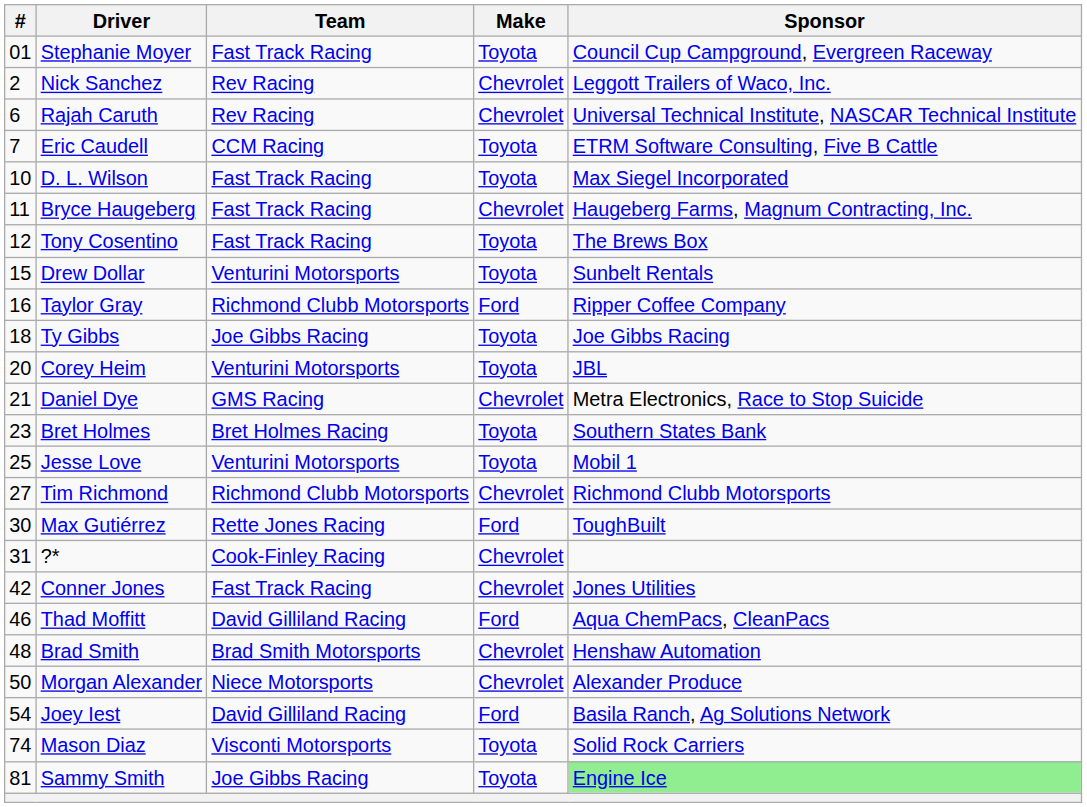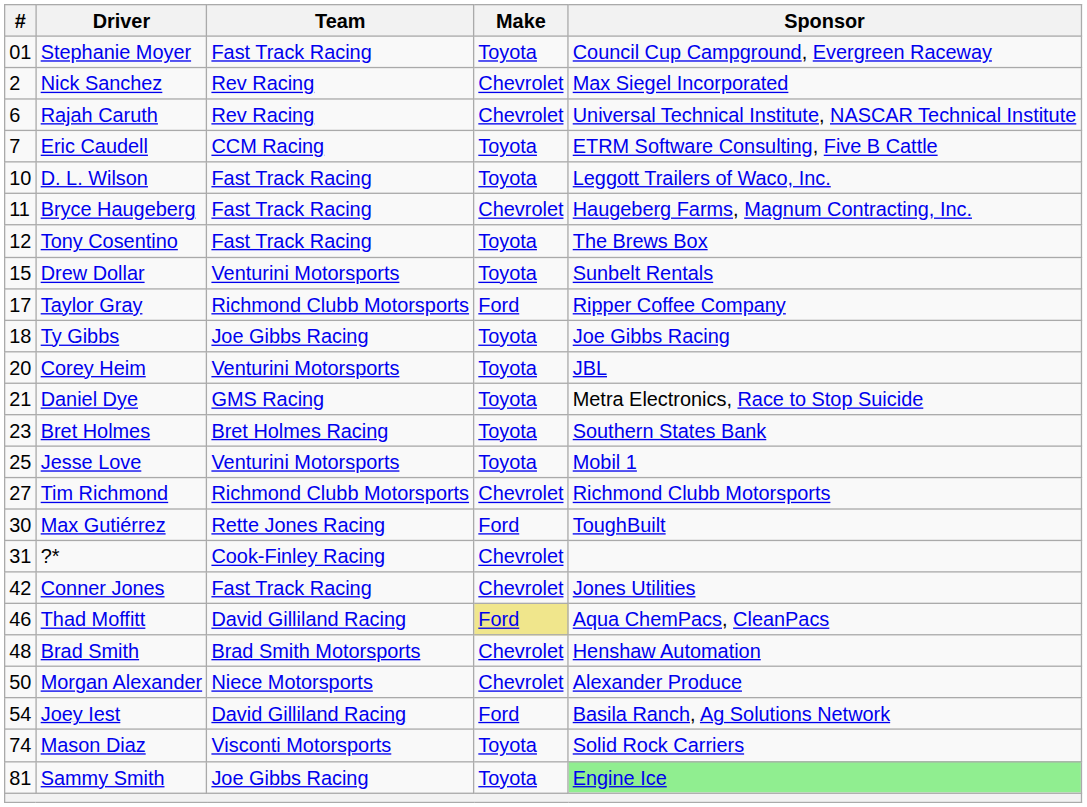(702, 84) Leggott Trailers of Waco, Inc. -> (681, 84) Max Siegel Incorporated
(681, 178) Max Siegel Incorporated -> (702, 178) Leggott Trailers of Waco, Inc.
(20, 304) 16 -> (20, 304) 17
(521, 399) Chevrolet -> (508, 399) Toyota
(499, 620) no background -> (499, 620) khaki background
